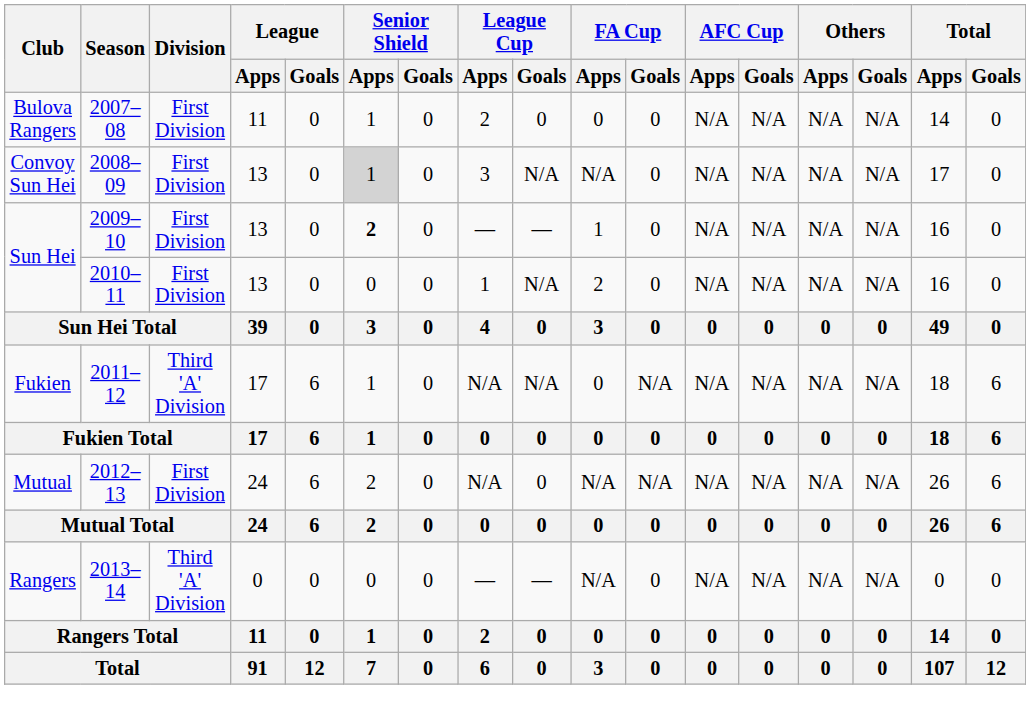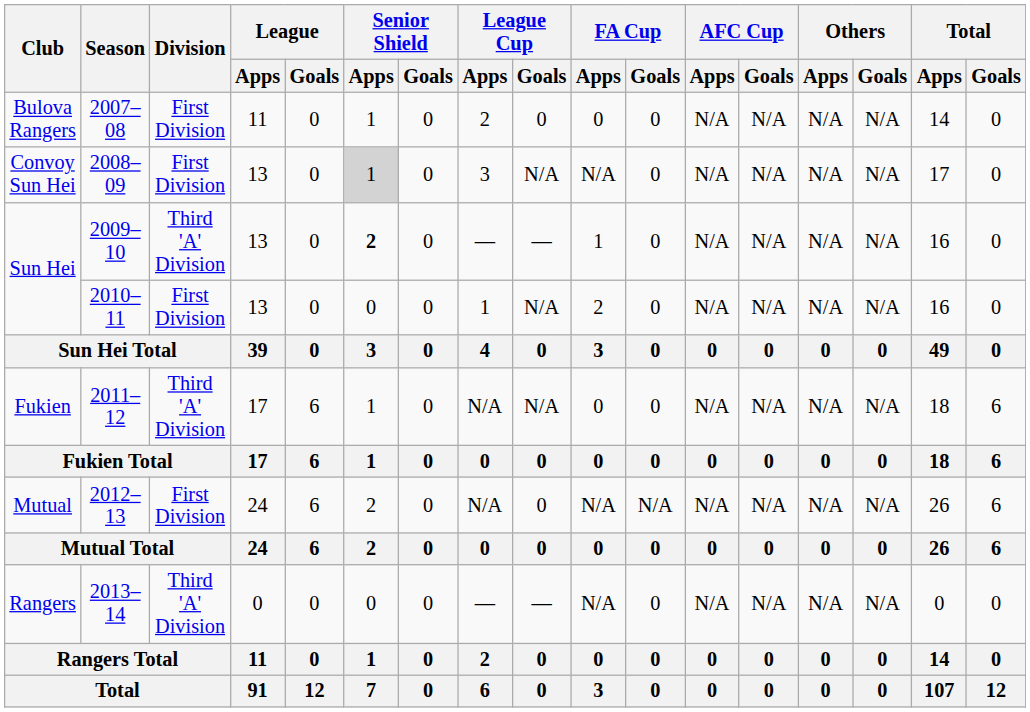(190, 229) First Division -> (190, 240) Third 'A' Division
(655, 383) N/A -> (655, 406) 0
